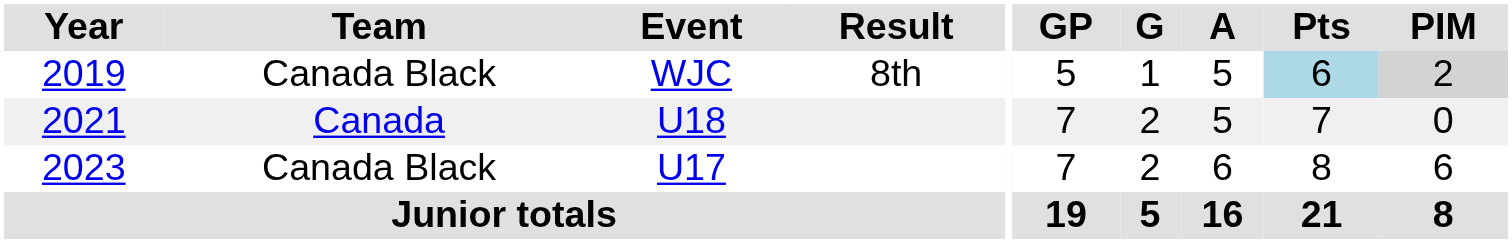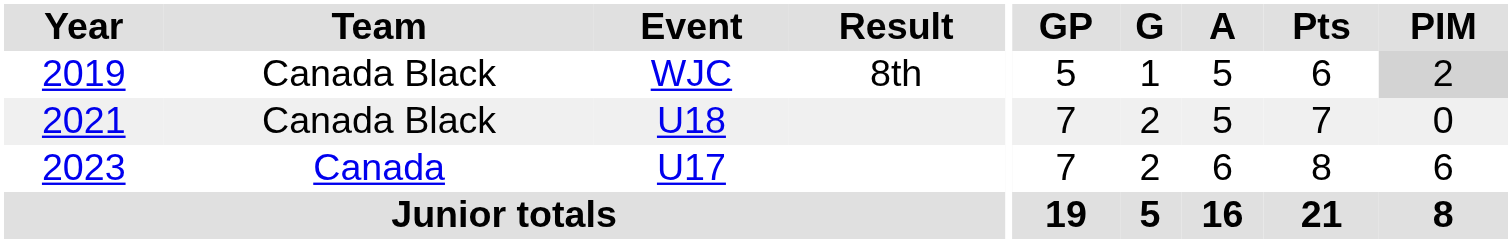(1322, 73) lightblue background -> (1322, 73) no background
(379, 120) Canada -> (379, 120) Canada Black
(379, 167) Canada Black -> (379, 167) Canada
